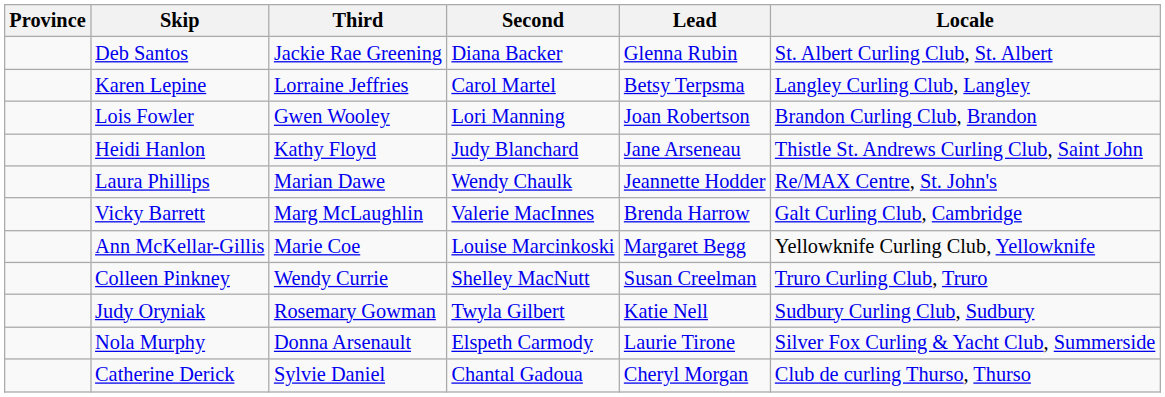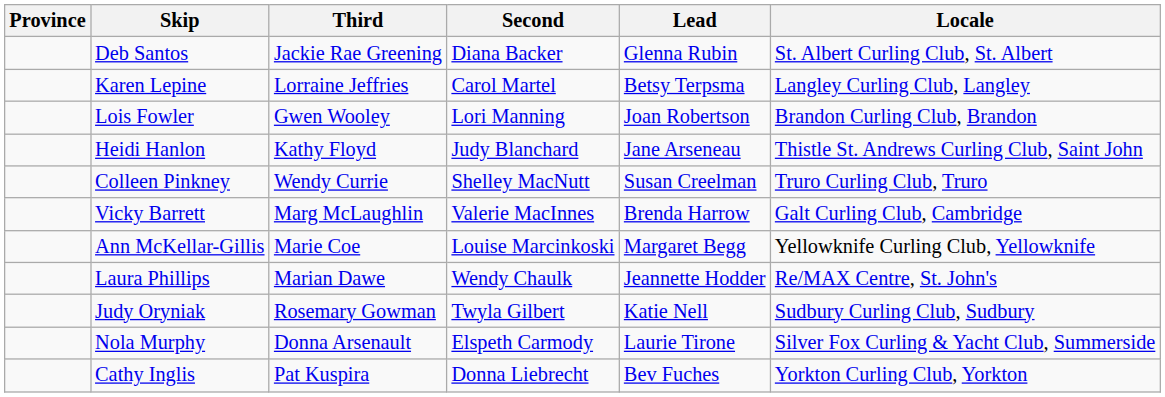rows swapped: (152, 181) <-> (163, 278)
- row: (165, 375)
+ row: (145, 375)
